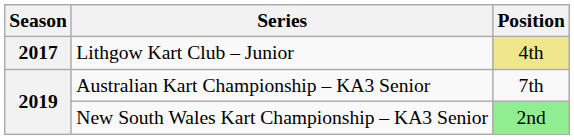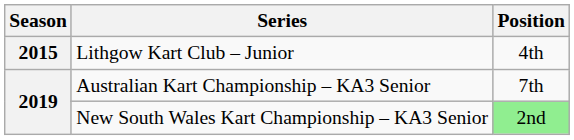(38, 52) 2017 -> (38, 52) 2015
(531, 52) khaki background -> (531, 52) no background
